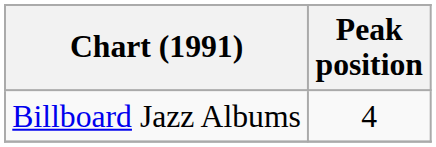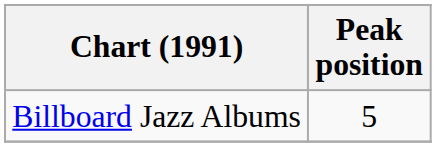(369, 115) 4 -> (369, 115) 5
